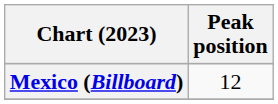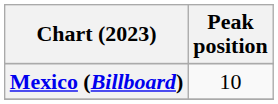(230, 81) 12 -> (230, 81) 10
